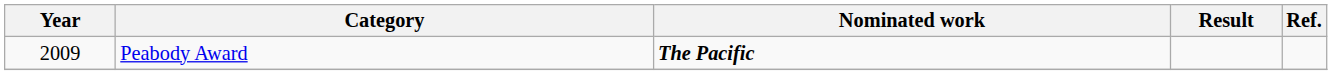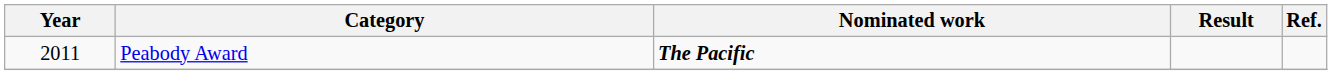(60, 52) 2009 -> (60, 52) 2011
